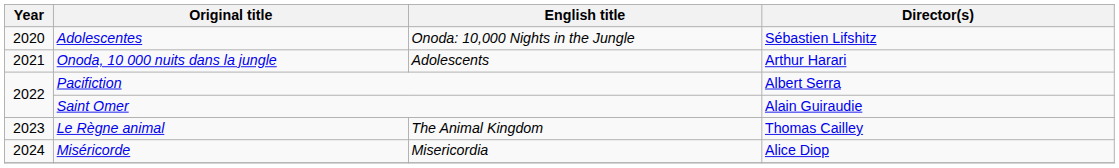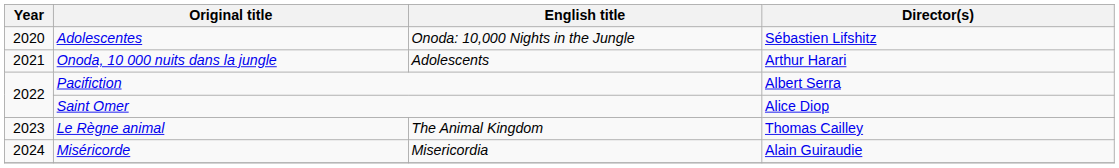(814, 106) Alain Guiraudie -> (797, 106) Alice Diop
(797, 151) Alice Diop -> (814, 151) Alain Guiraudie
